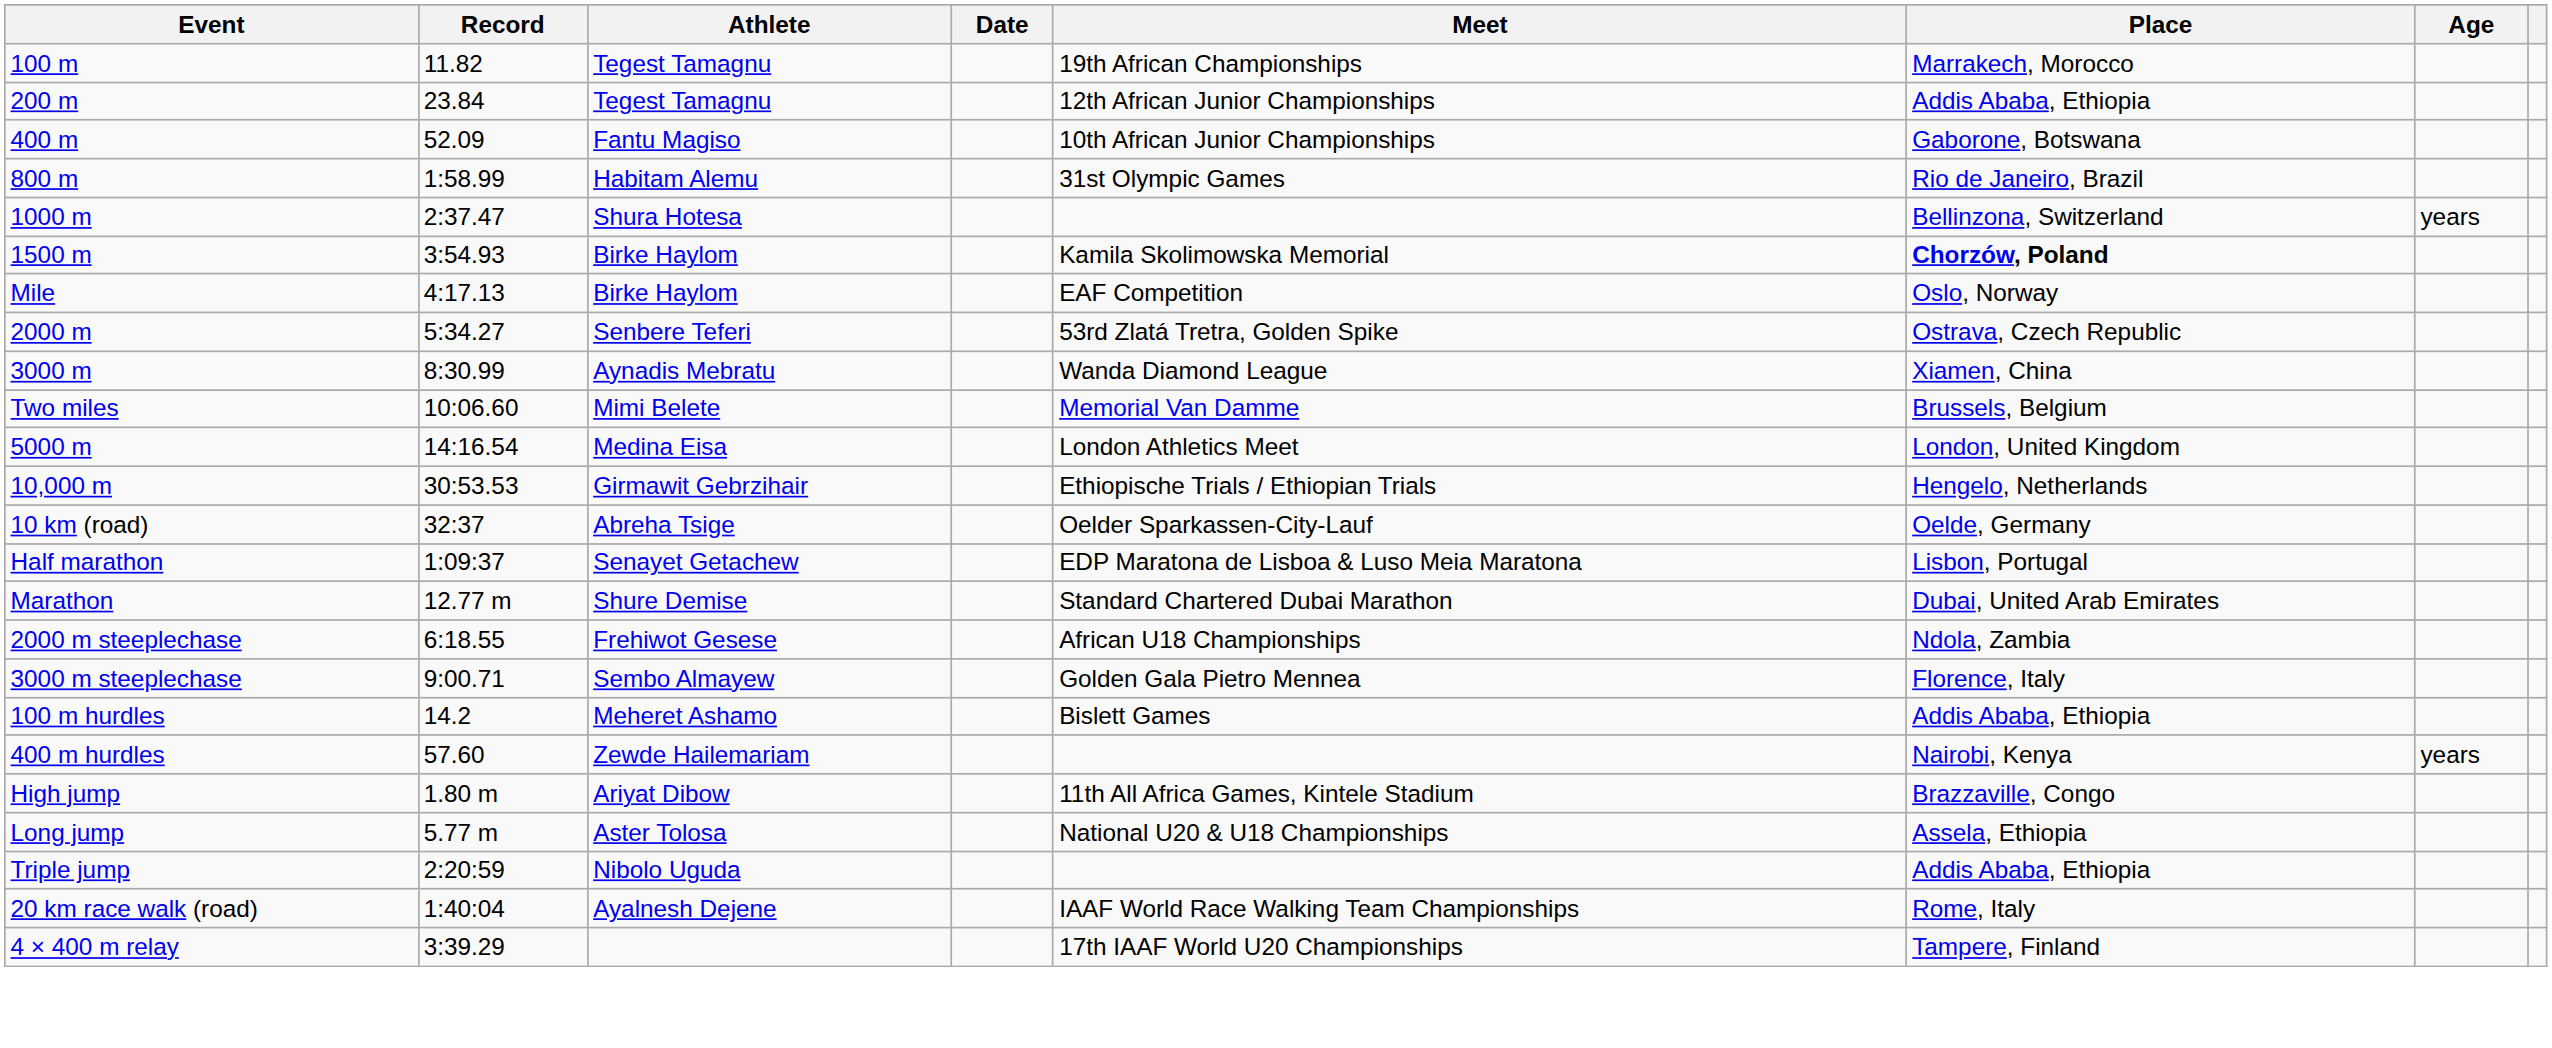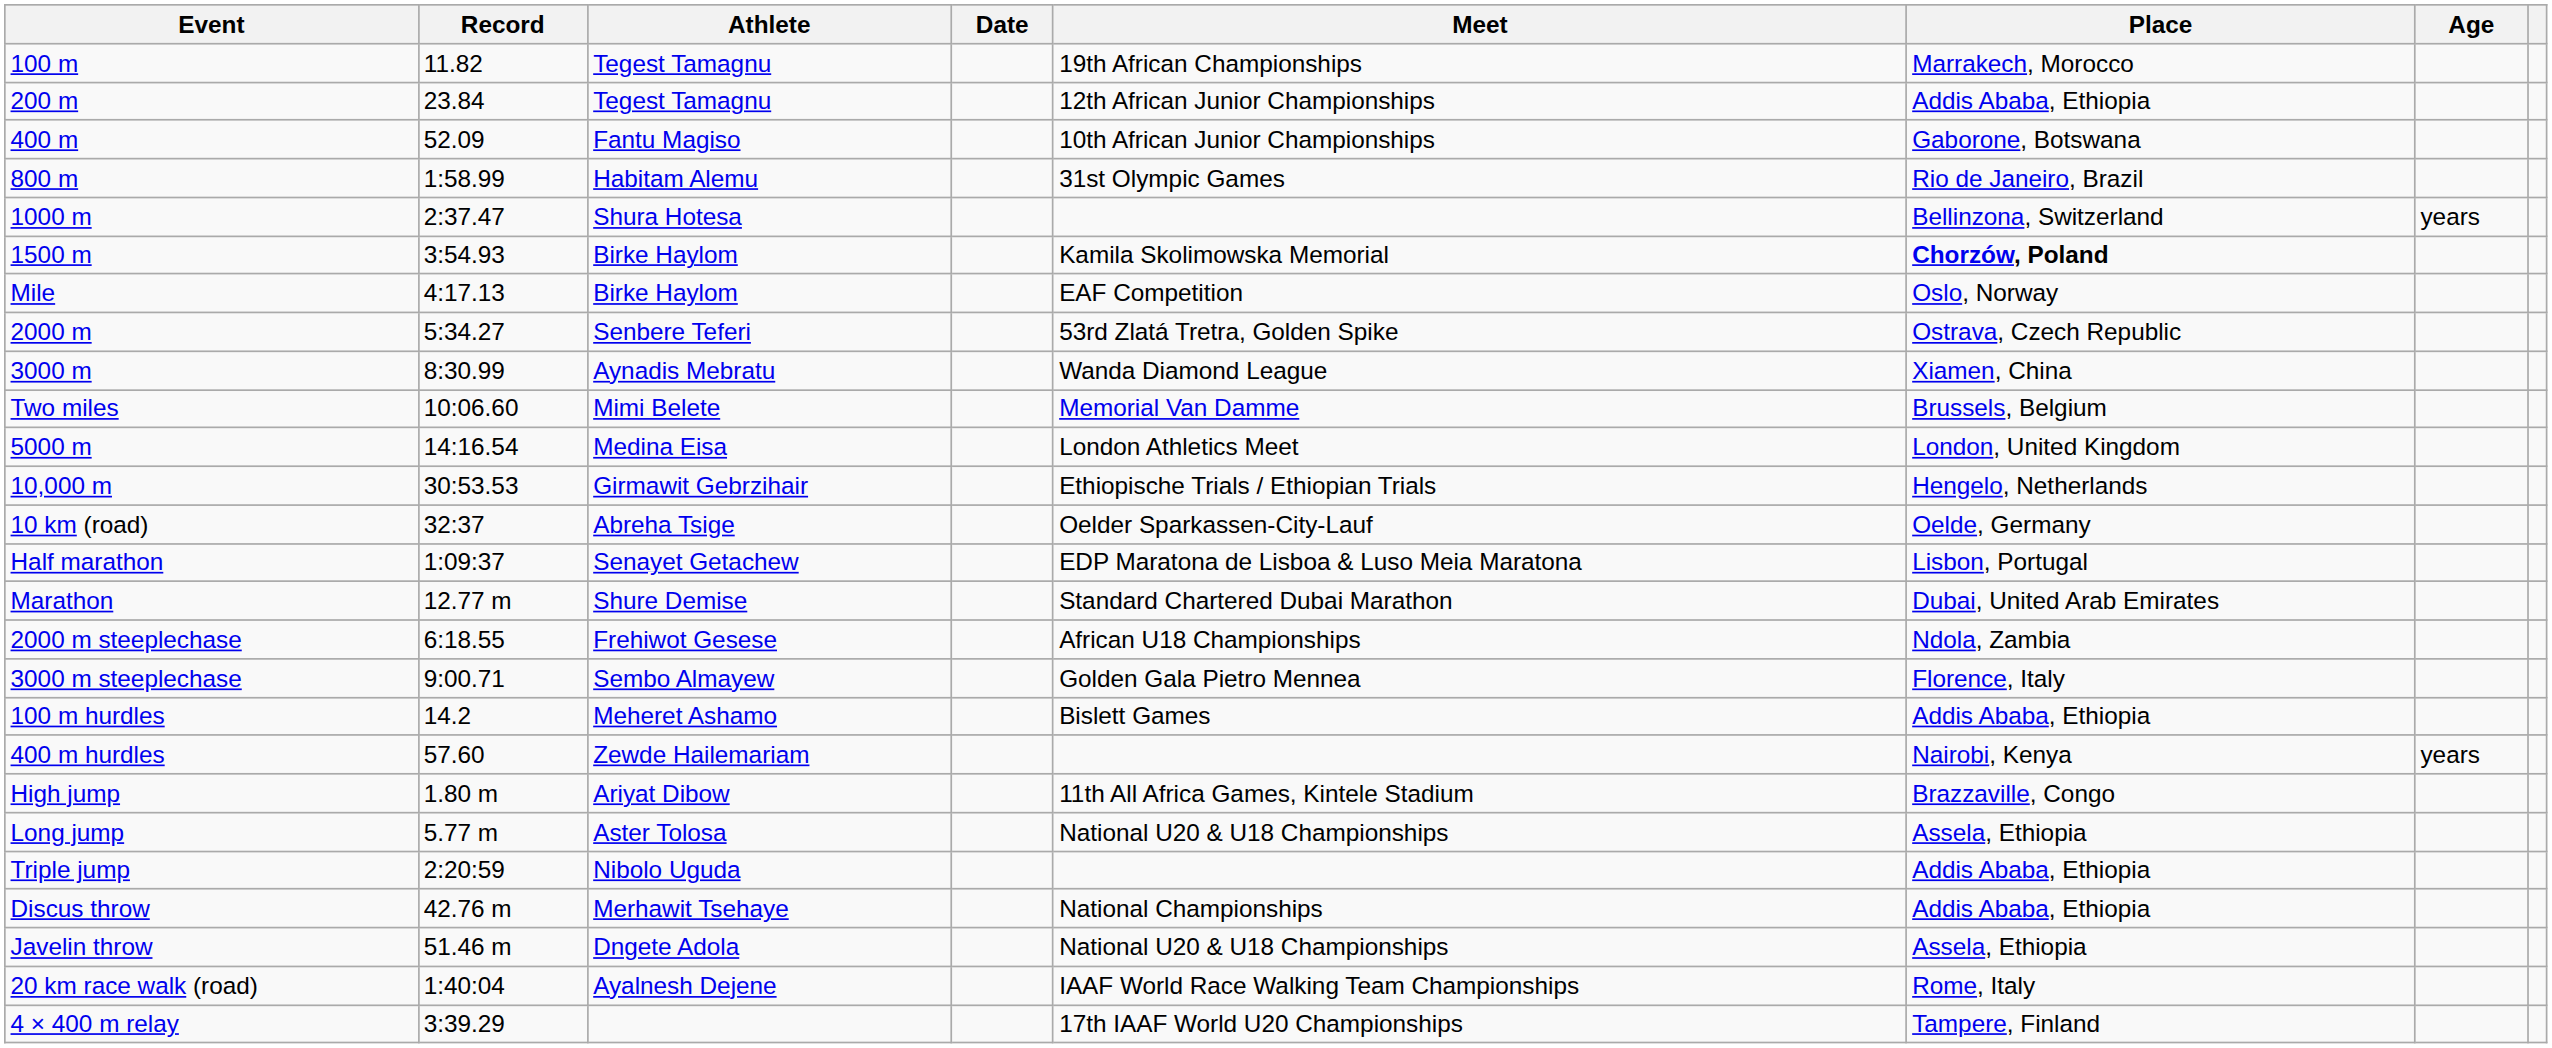+ row: (80, 909)
+ row: (82, 947)
